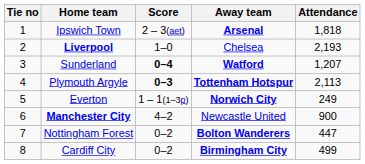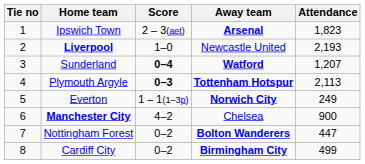(328, 30) 1,818 -> (328, 30) 1,823
(243, 47) Chelsea -> (243, 47) Newcastle United
(243, 116) Newcastle United -> (243, 116) Chelsea
